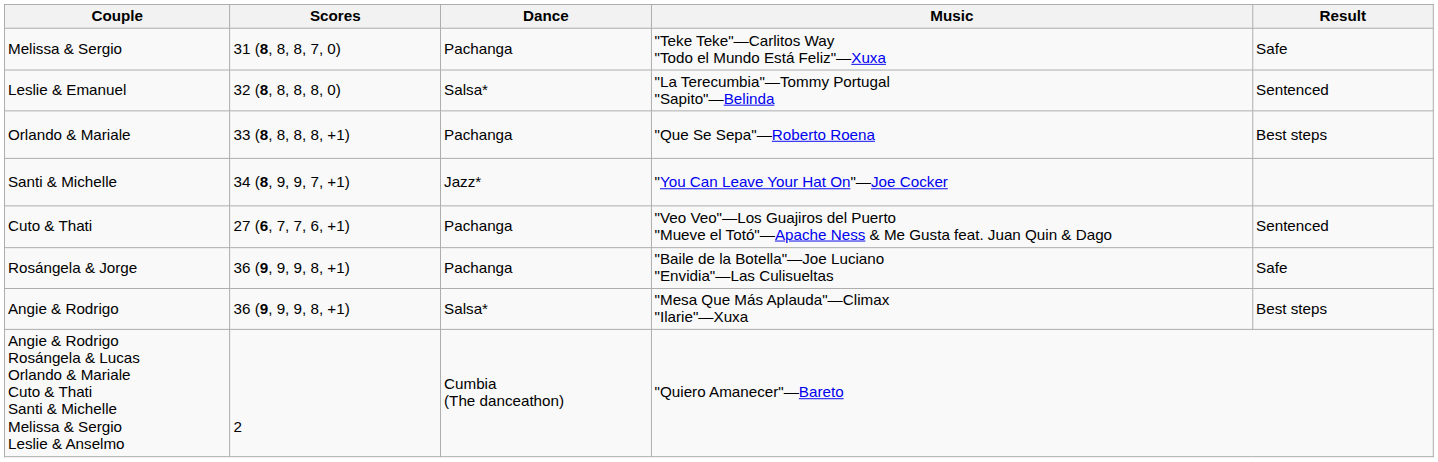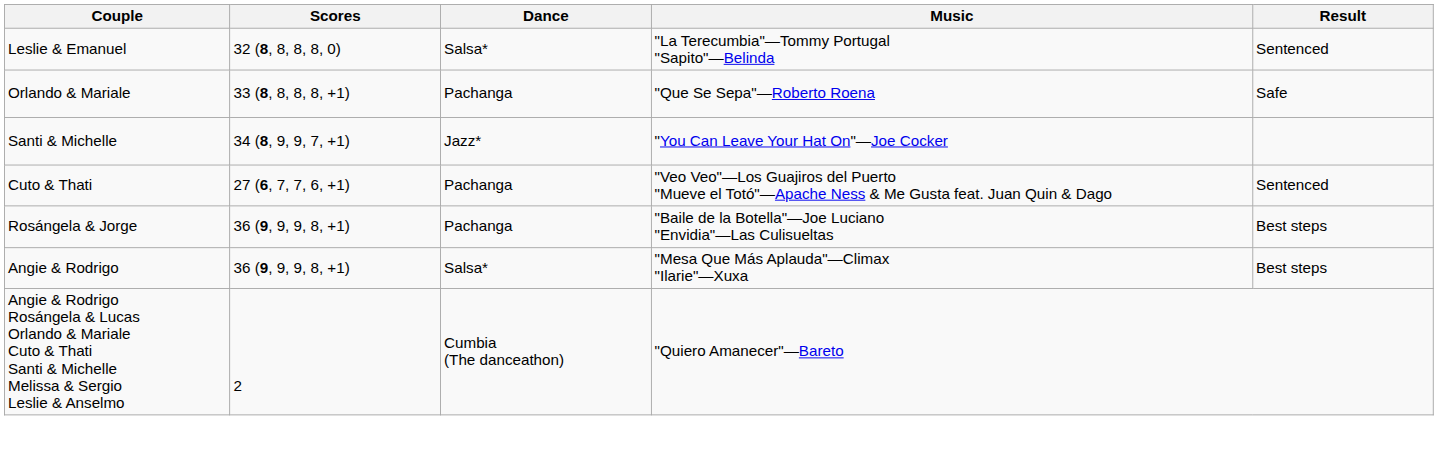- row: (65, 49)
(1292, 134) Best steps -> (1272, 93) Safe
(1272, 267) Safe -> (1292, 226) Best steps
